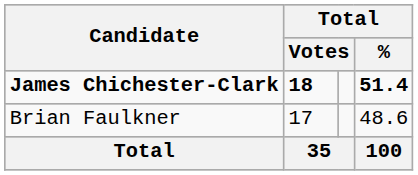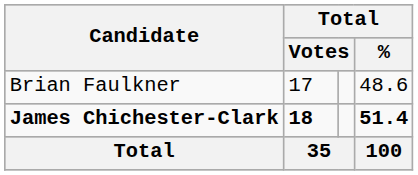rows swapped: (144, 87) <-> (95, 120)
